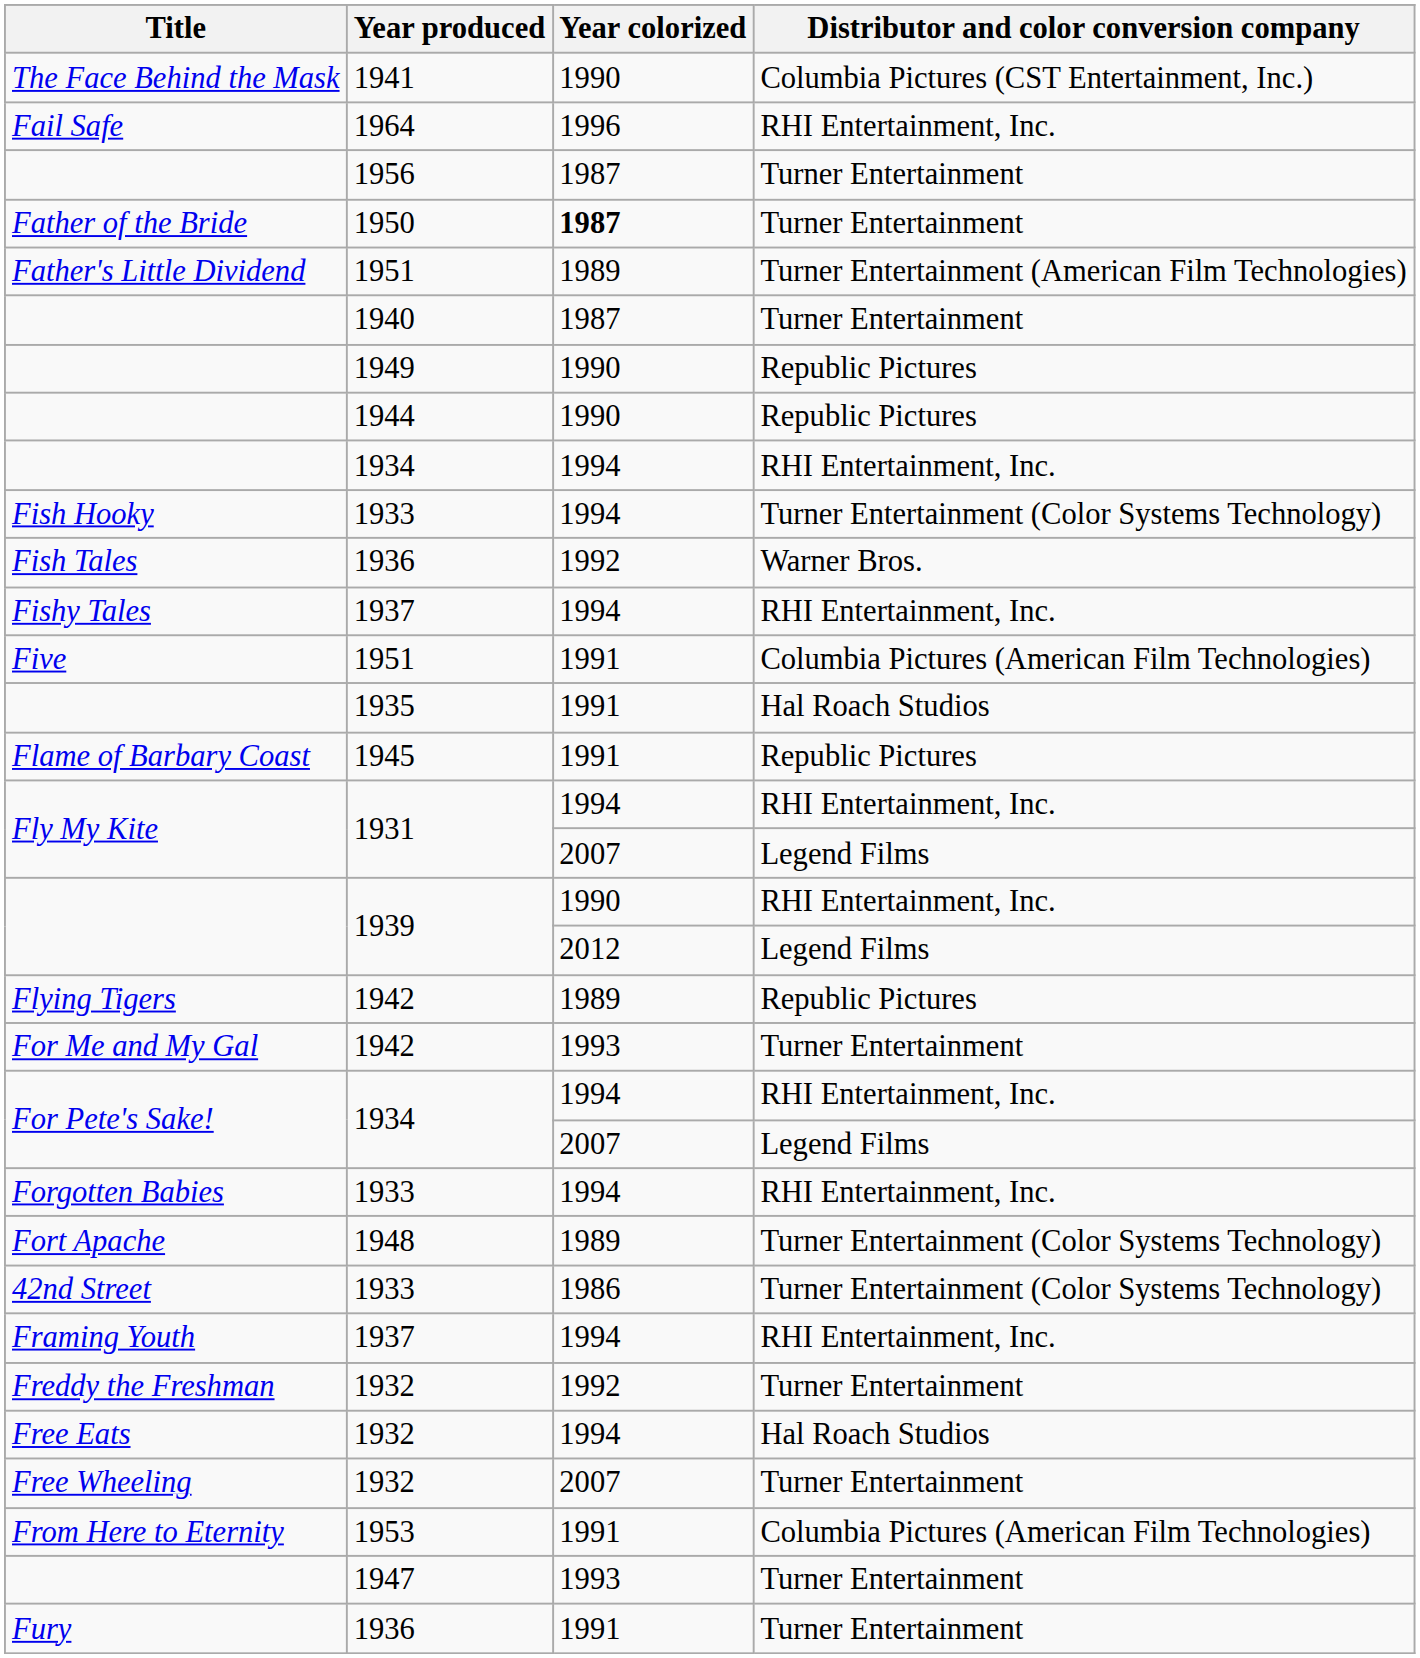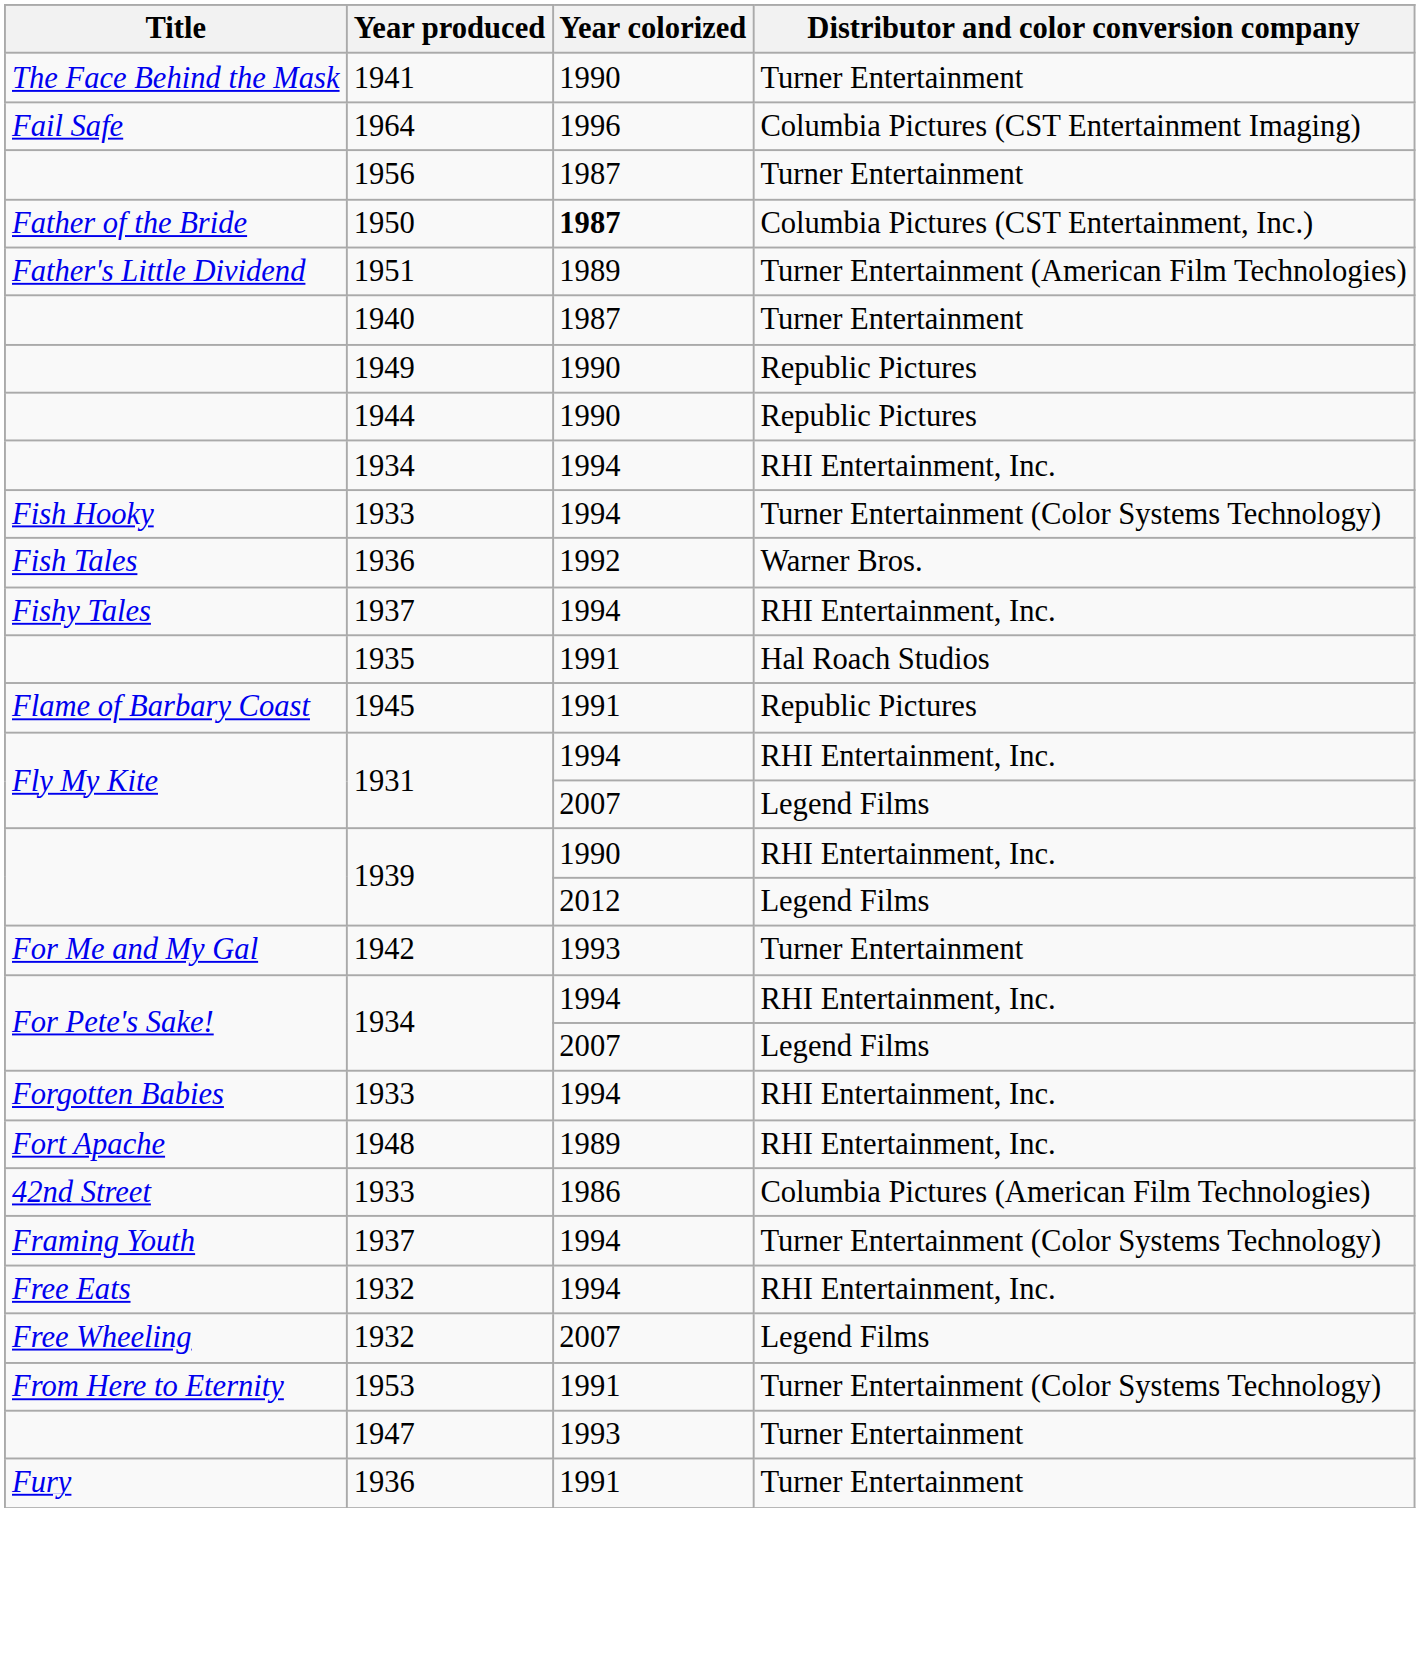(1037, 77) Columbia Pictures (CST Entertainment, Inc.) -> (892, 77) Turner Entertainment
(908, 125) RHI Entertainment, Inc. -> (1061, 125) Columbia Pictures (CST Entertainment Imaging)
(892, 222) Turner Entertainment -> (1037, 222) Columbia Pictures (CST Entertainment, Inc.)
- row: (39, 658)
- row: (94, 998)
(1071, 1240) Turner Entertainment (Color Systems Technology) -> (908, 1143) RHI Entertainment, Inc.
(1071, 1288) Turner Entertainment (Color Systems Technology) -> (1065, 1191) Columbia Pictures (American Film Technologies)
(908, 1337) RHI Entertainment, Inc. -> (1071, 1240) Turner Entertainment (Color Systems Technology)
- row: (143, 1385)
(875, 1434) Hal Roach Studios -> (908, 1288) RHI Entertainment, Inc.
(892, 1482) Turner Entertainment -> (845, 1337) Legend Films
(1065, 1531) Columbia Pictures (American Film Technologies) -> (1071, 1385) Turner Entertainment (Color Systems Technology)
